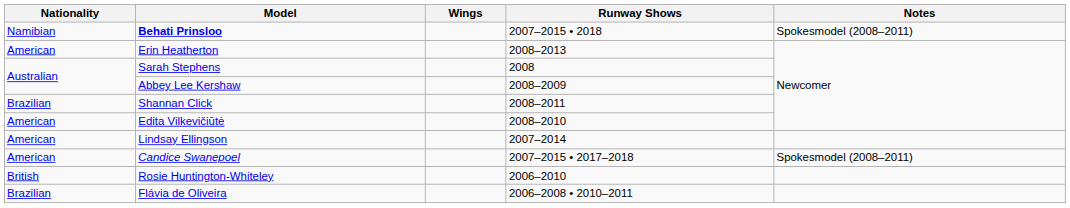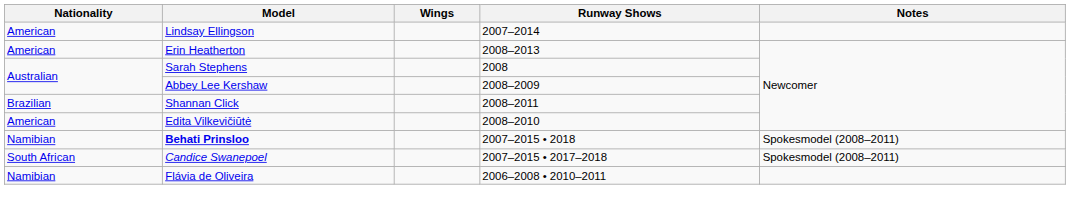rows swapped: (180, 31) <-> (183, 139)
(31, 157) American -> (41, 157) South African
- row: (206, 175)
(29, 193) Brazilian -> (31, 175) Namibian
